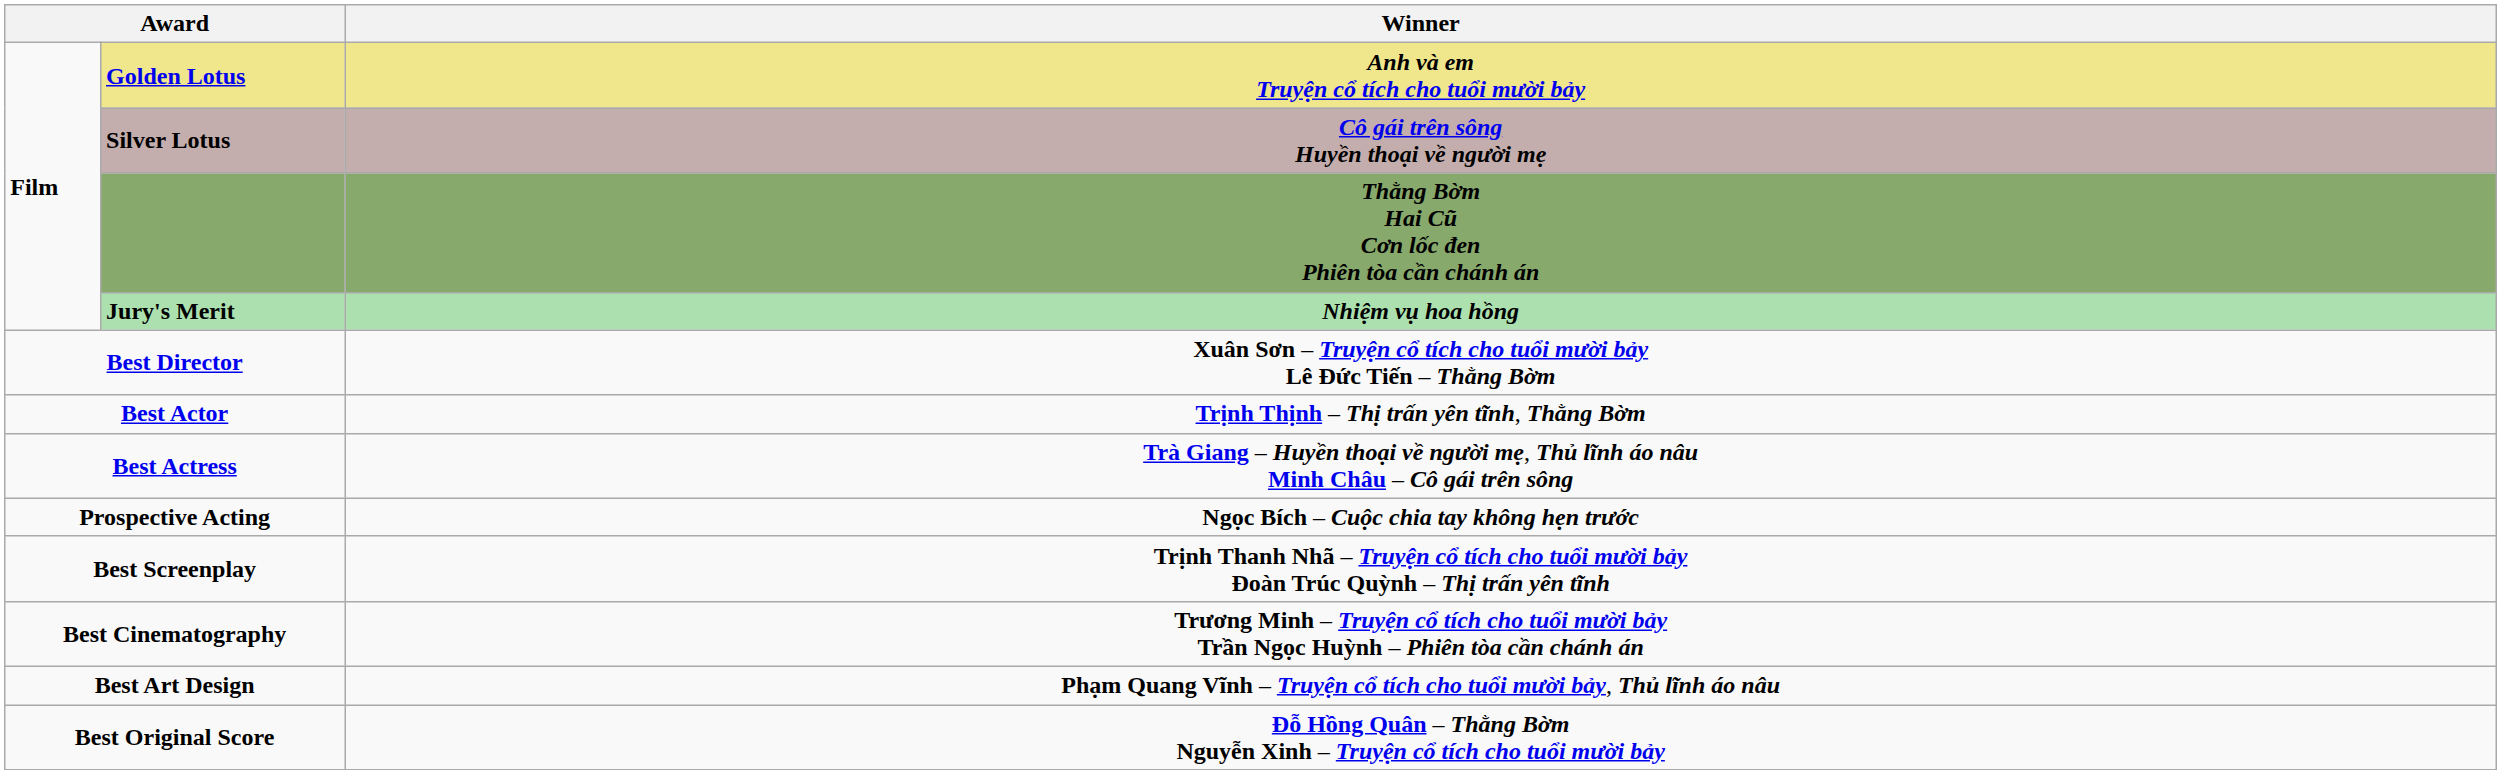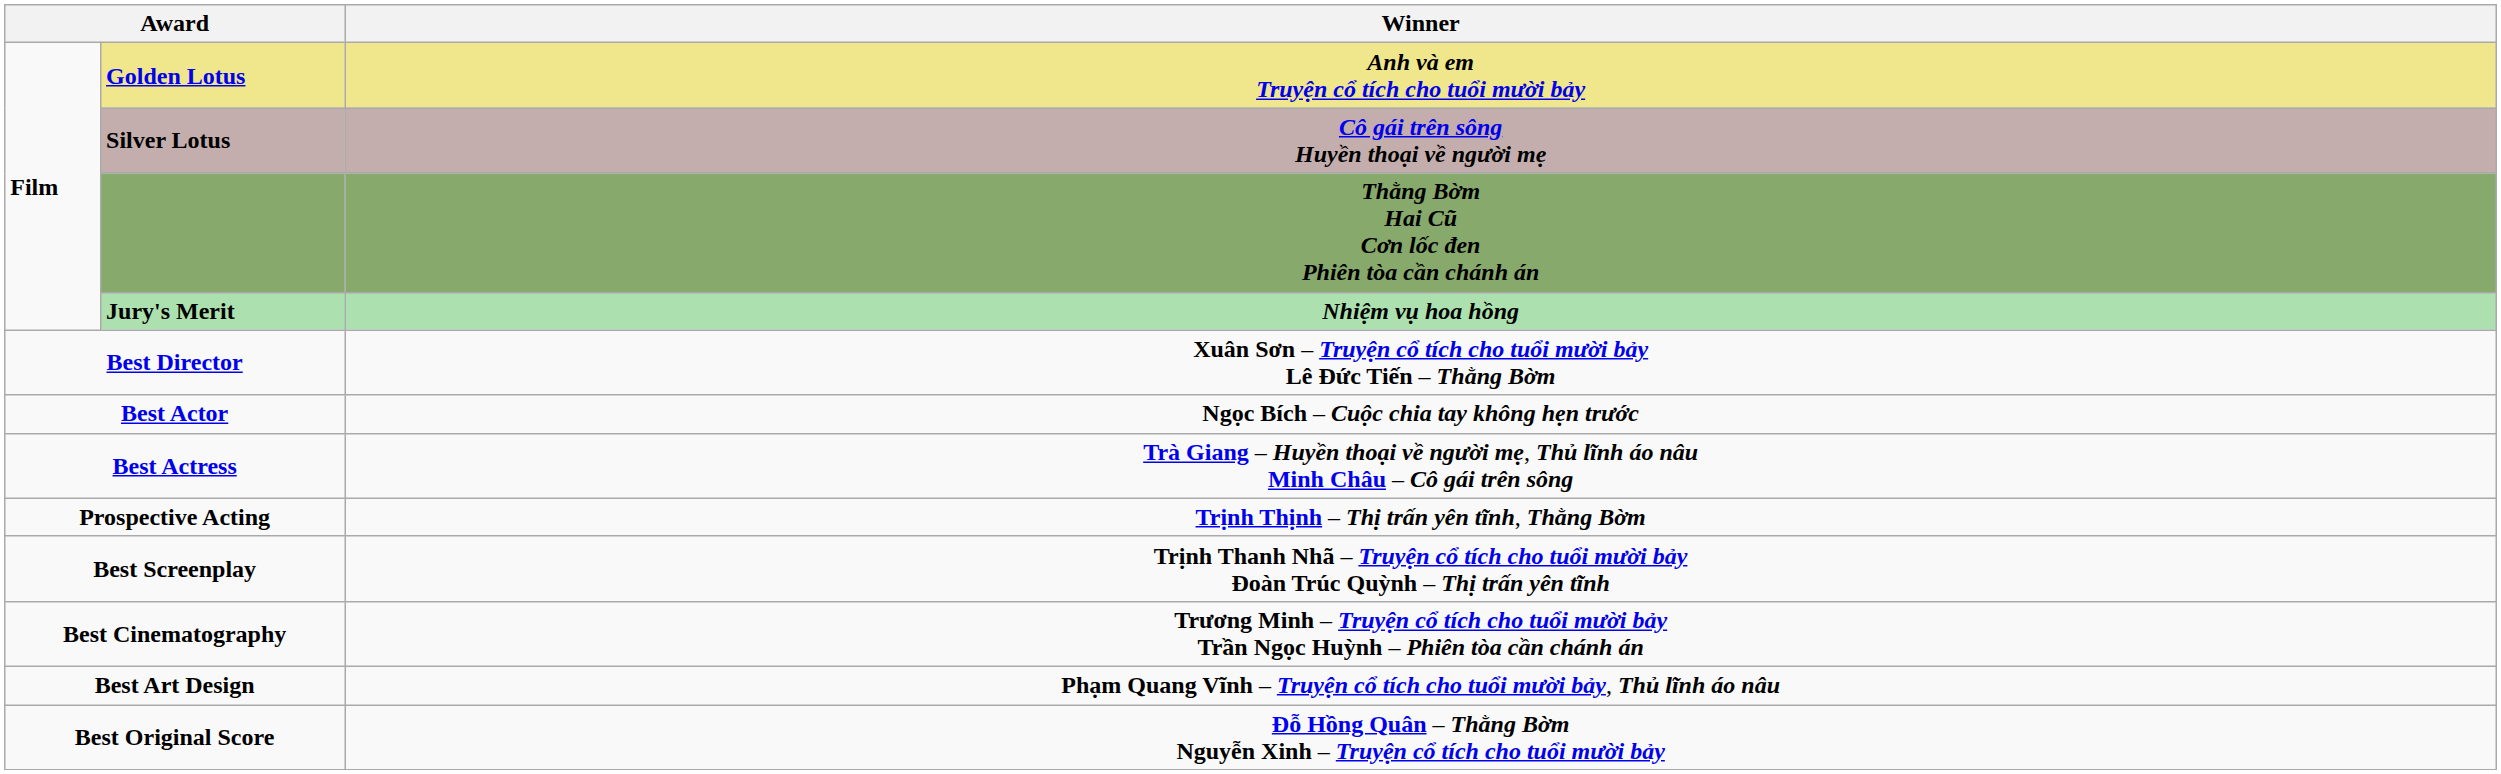(1421, 413) Trịnh Thịnh – Thị trấn yên tĩnh, Thằng Bờm -> (1421, 413) Ngọc Bích – Cuộc chia tay không hẹn trước
(1421, 517) Ngọc Bích – Cuộc chia tay không hẹn trước -> (1421, 517) Trịnh Thịnh – Thị trấn yên tĩnh, Thằng Bờm
